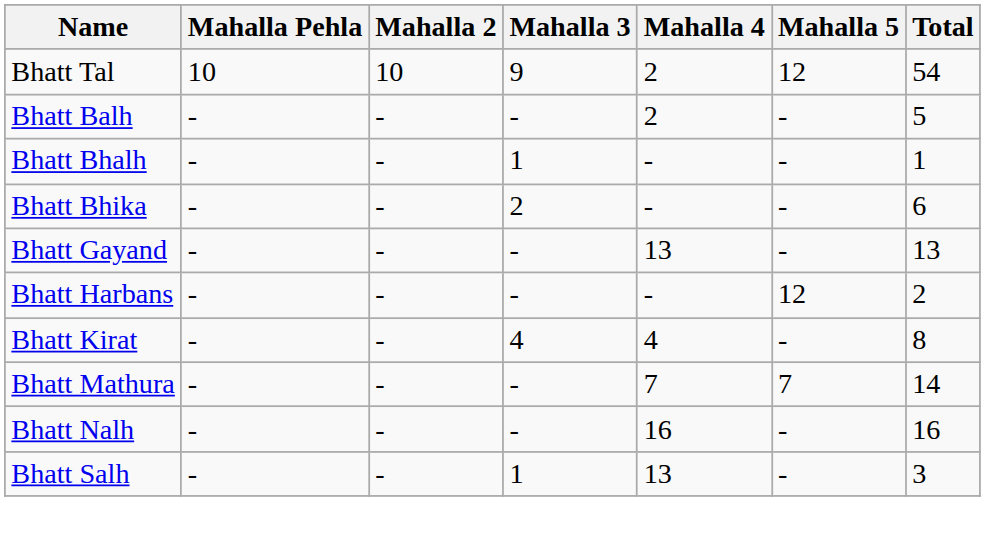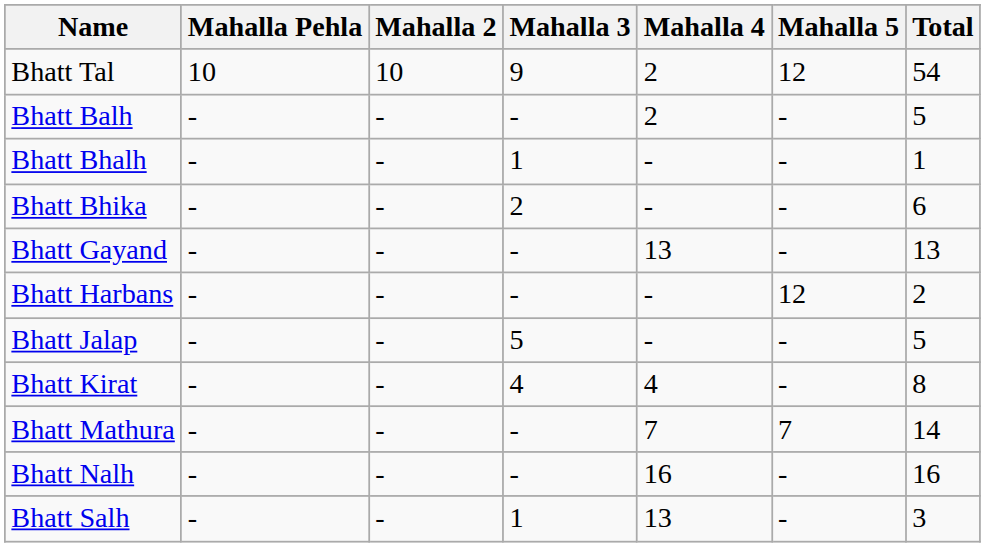+ row: (74, 339)
